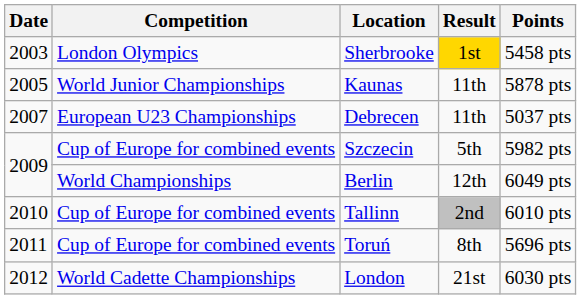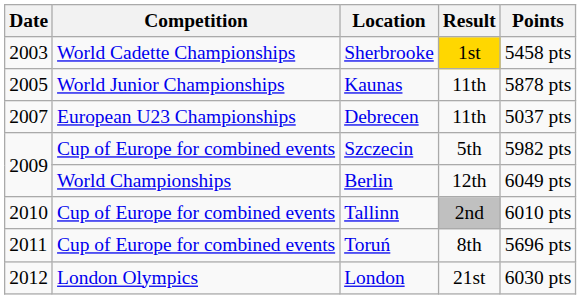(128, 52) London Olympics -> (176, 52) World Cadette Championships
(176, 277) World Cadette Championships -> (128, 277) London Olympics
